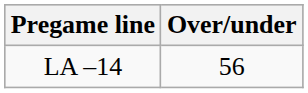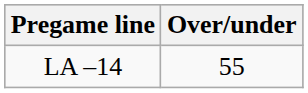(232, 66) 56 -> (232, 66) 55
